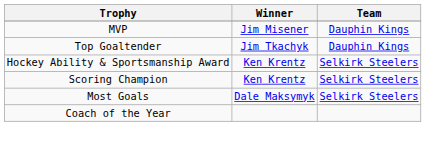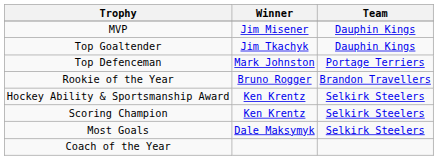+ row: (118, 63)
+ row: (118, 80)
